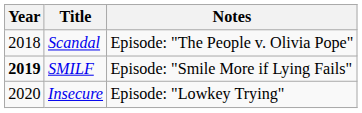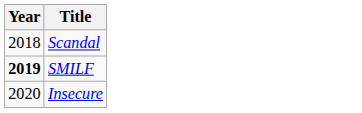- column: (232, 17)
